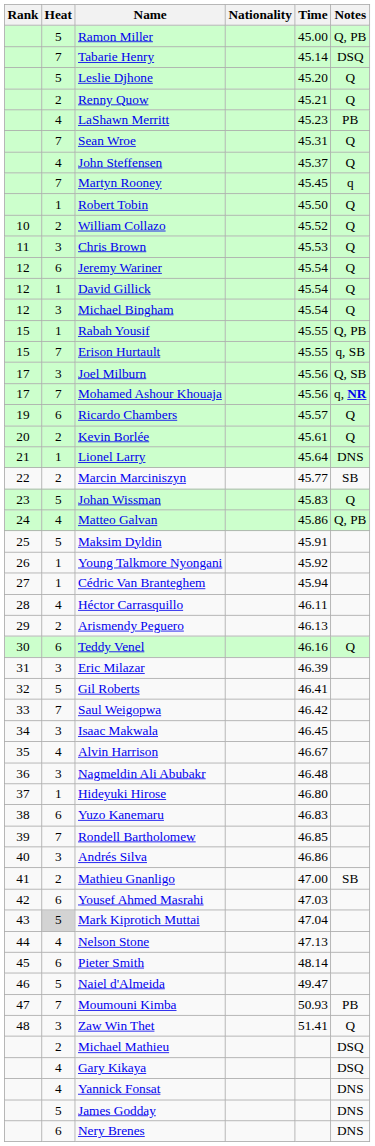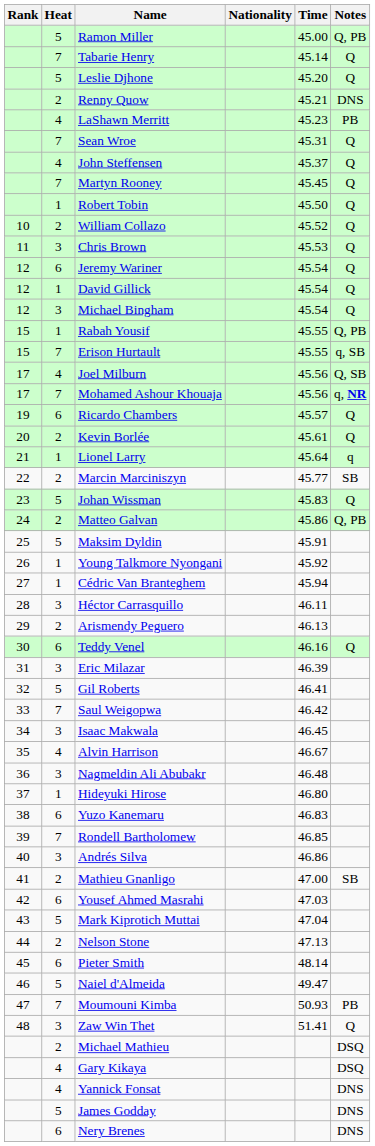(350, 57) DSQ -> (350, 57) Q
(350, 99) Q -> (350, 99) DNS
(350, 183) q -> (350, 183) Q
(58, 373) 3 -> (58, 373) 4
(350, 457) DNS -> (350, 457) q
(58, 520) 4 -> (58, 520) 2
(58, 604) 4 -> (58, 604) 3
(58, 920) lightgrey background -> (58, 920) no background
(58, 941) 4 -> (58, 941) 2
